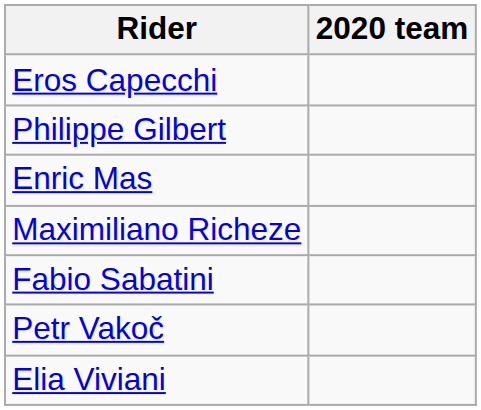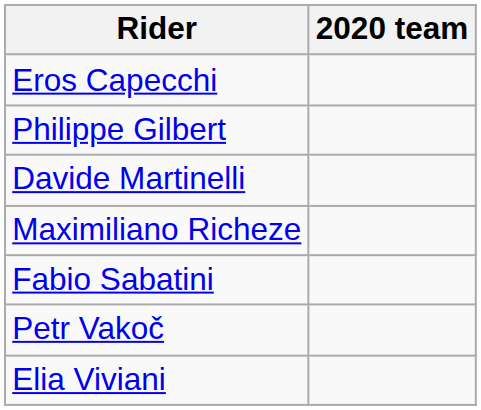+ row: (129, 179)
- row: (82, 179)
